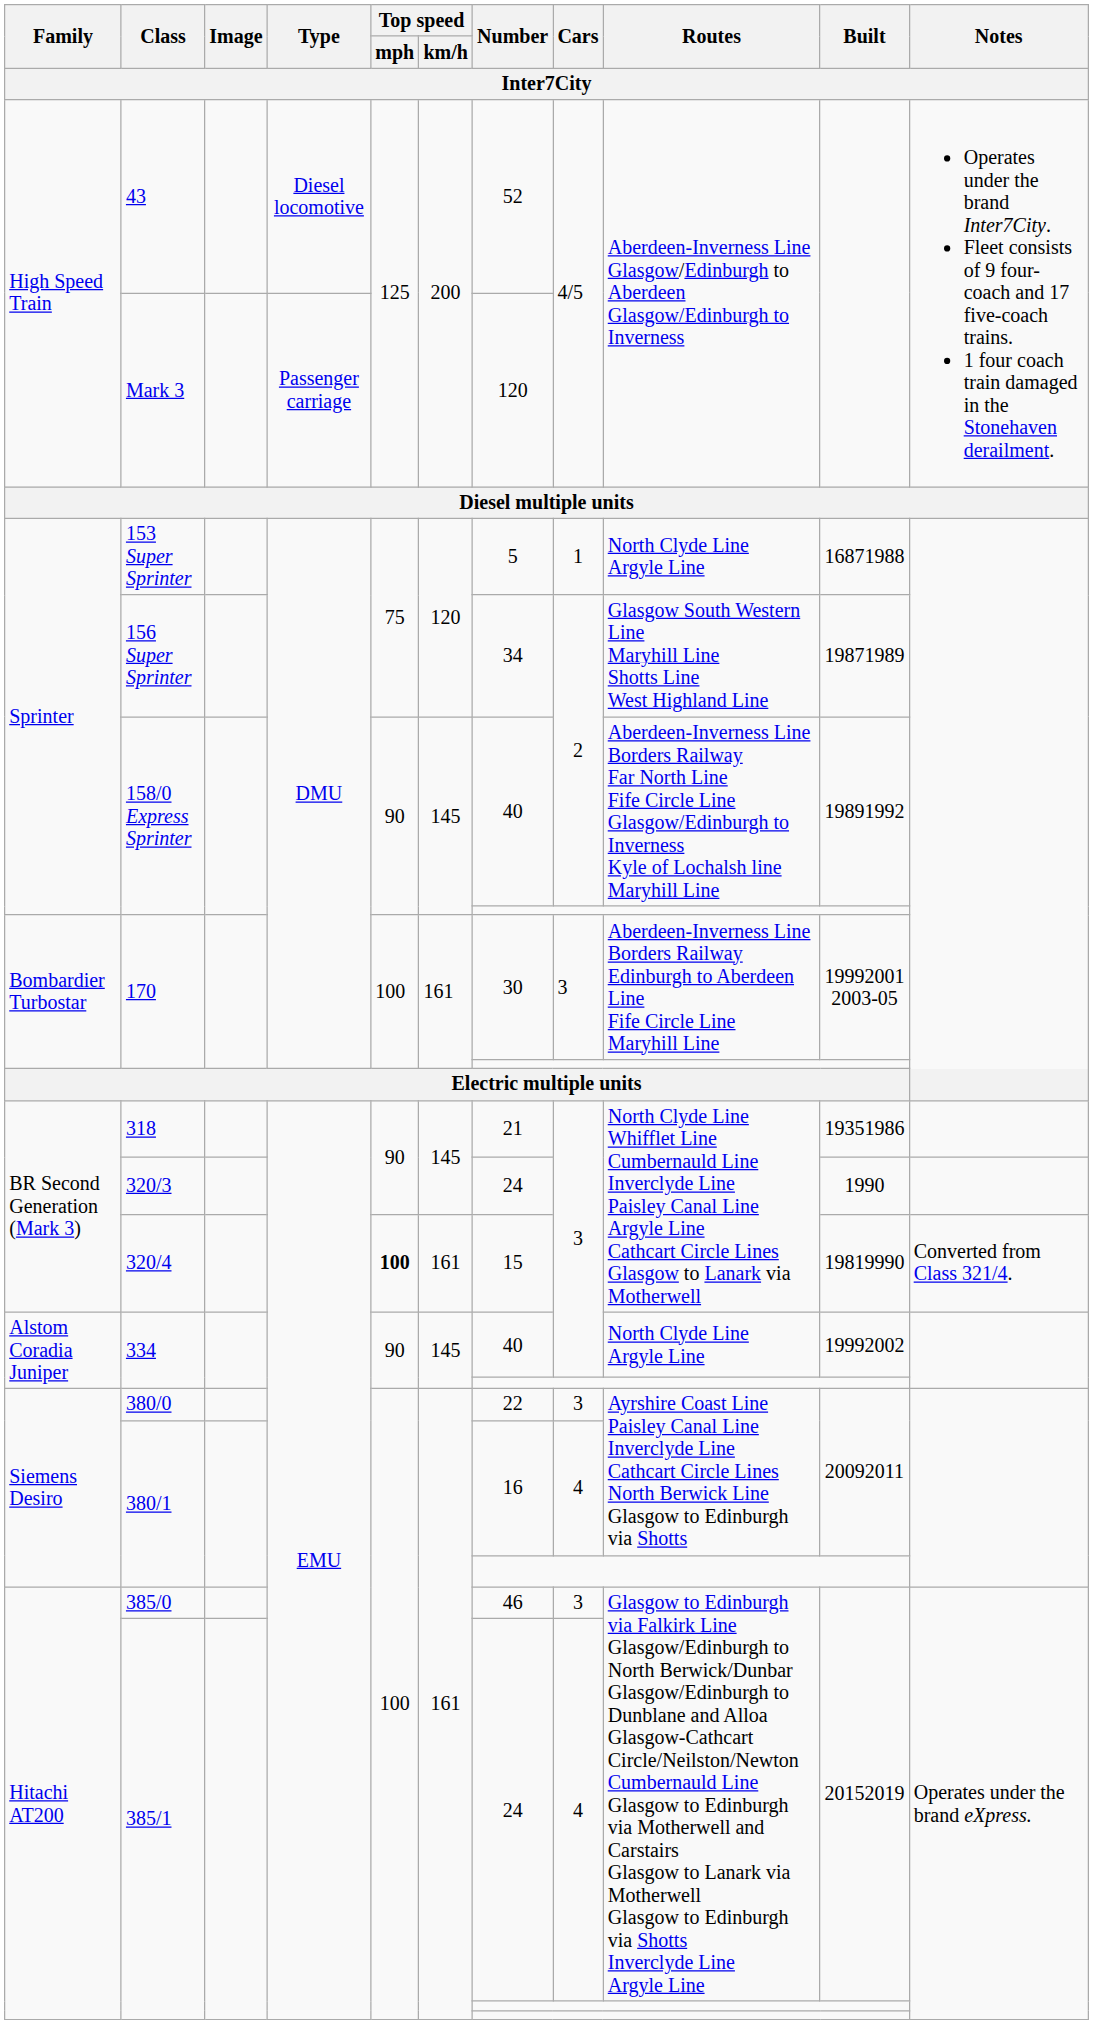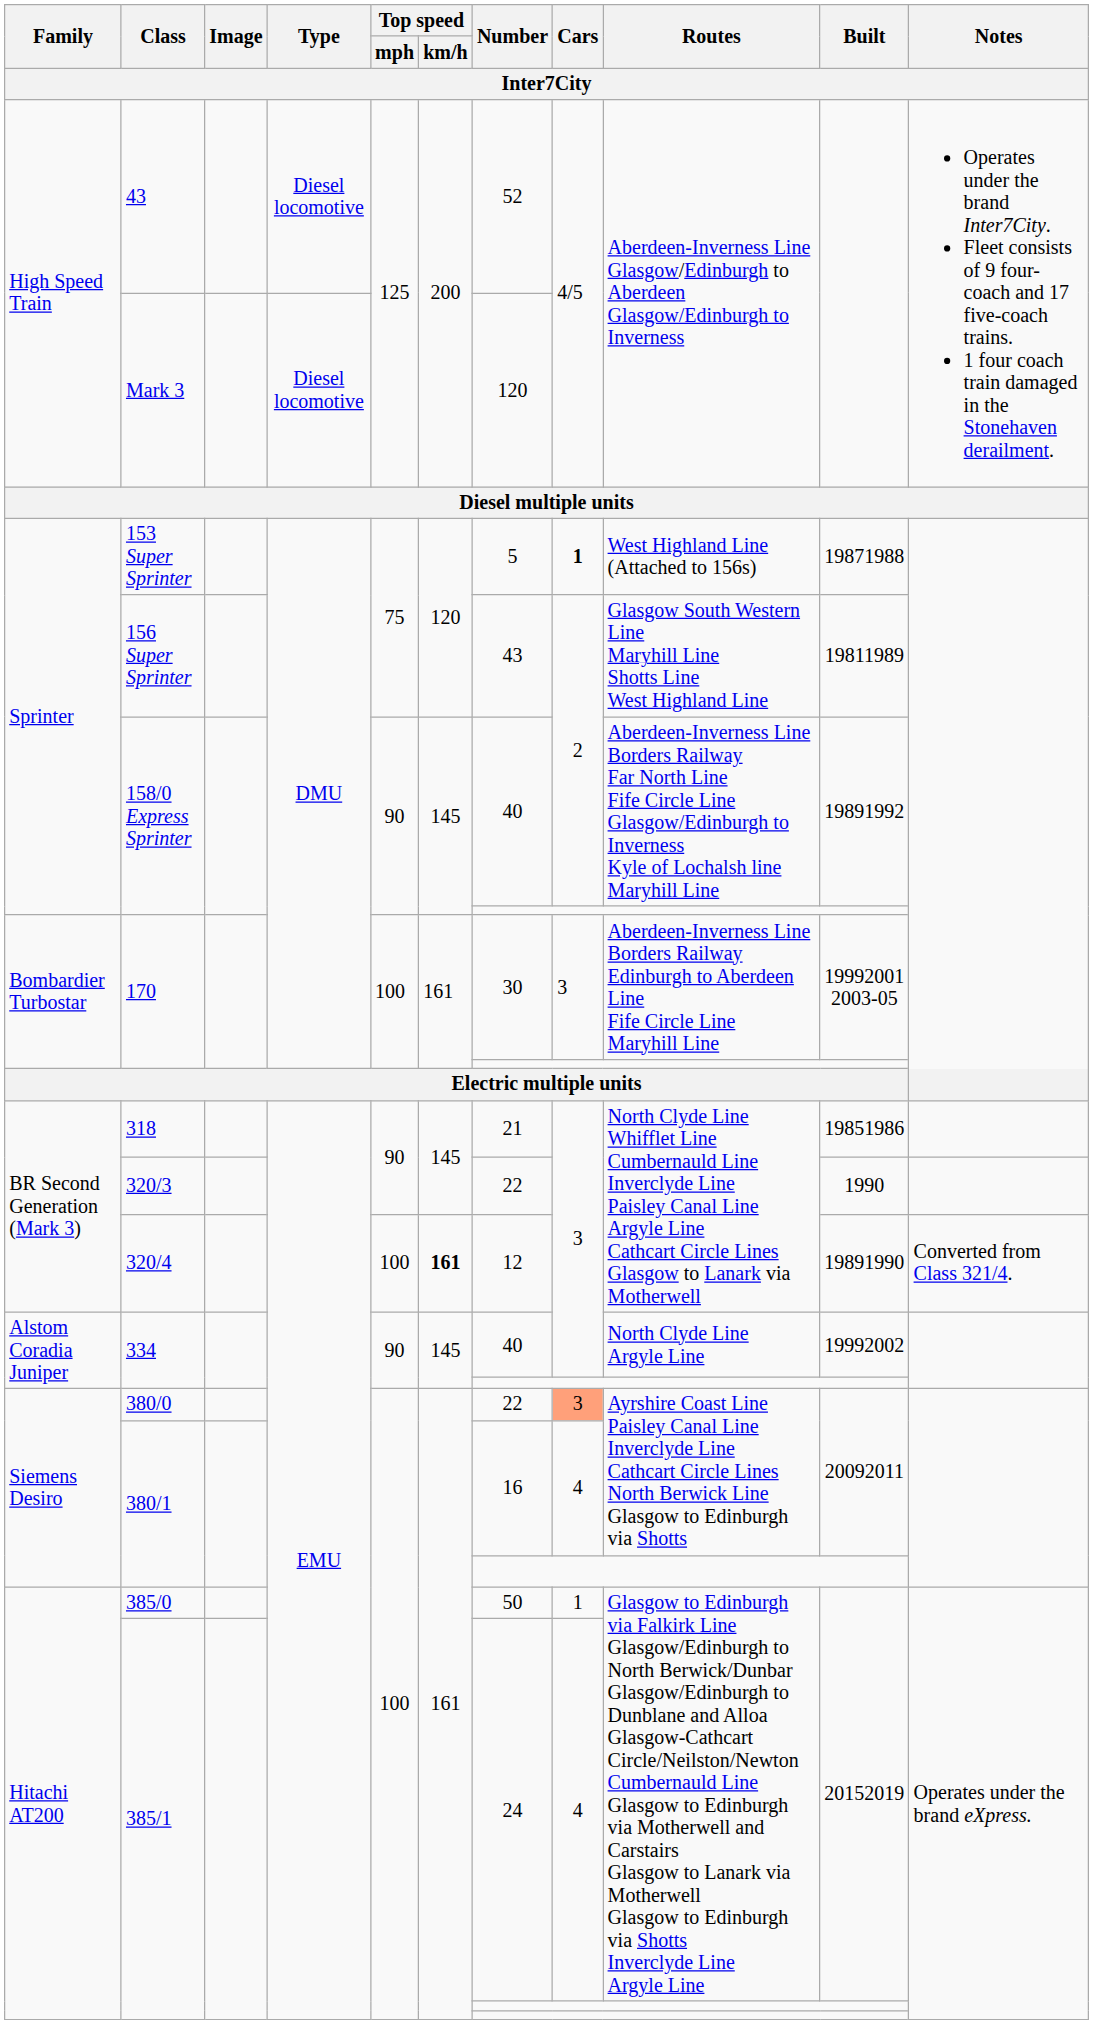(319, 389) Passenger carriage -> (319, 389) Diesel locomotive
(578, 556) normal -> (578, 556) bold
(678, 556) North Clyde Line Argyle Line -> (688, 556) West Highland Line (Attached to 156s)
(864, 556) 16871988 -> (864, 556) 19871988
(513, 655) 34 -> (512, 655) 43
(864, 655) 19871989 -> (864, 655) 19811989
(864, 1128) 19351986 -> (864, 1128) 19851986
(513, 1185) 24 -> (512, 1185) 22
(395, 1263) bold -> (395, 1263) normal
(446, 1263) normal -> (445, 1263) bold
(513, 1263) 15 -> (512, 1263) 12
(864, 1263) 19819990 -> (864, 1263) 19891990
(578, 1404) no background -> (578, 1404) lightsalmon background
(513, 1602) 46 -> (512, 1602) 50
(578, 1602) 3 -> (578, 1602) 1
